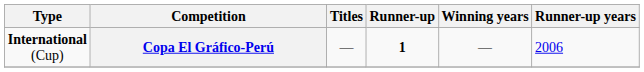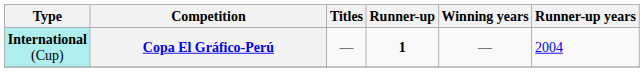(47, 47) no background -> (47, 47) paleturquoise background
(549, 47) 2006 -> (549, 47) 2004
